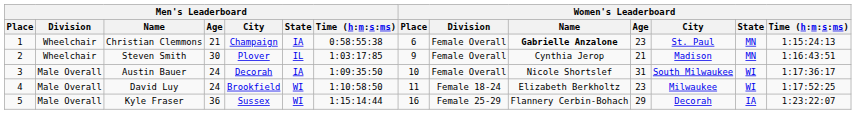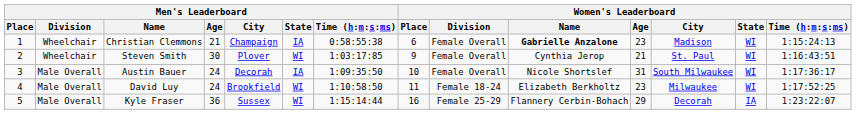(693, 41) St. Paul -> (693, 41) Madison
(751, 41) MN -> (751, 41) WI
(298, 56) IL -> (298, 56) WI
(693, 56) Madison -> (693, 56) St. Paul
(751, 56) MN -> (751, 56) WI
